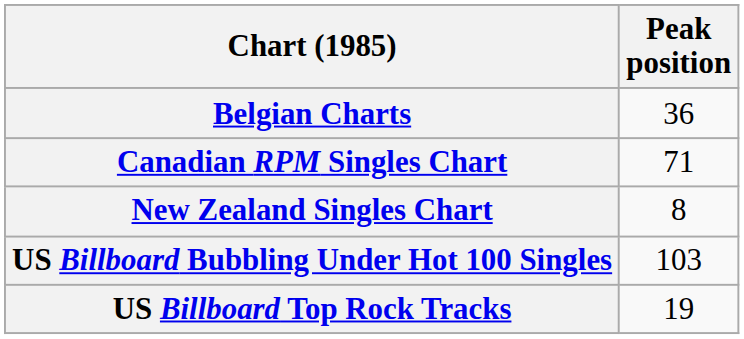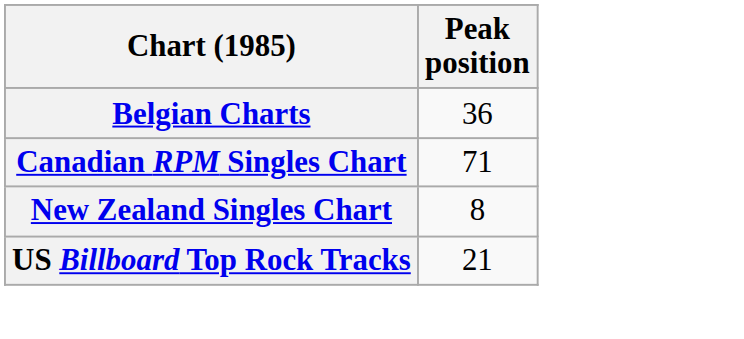- row: (312, 259)
(679, 308) 19 -> (477, 259) 21
